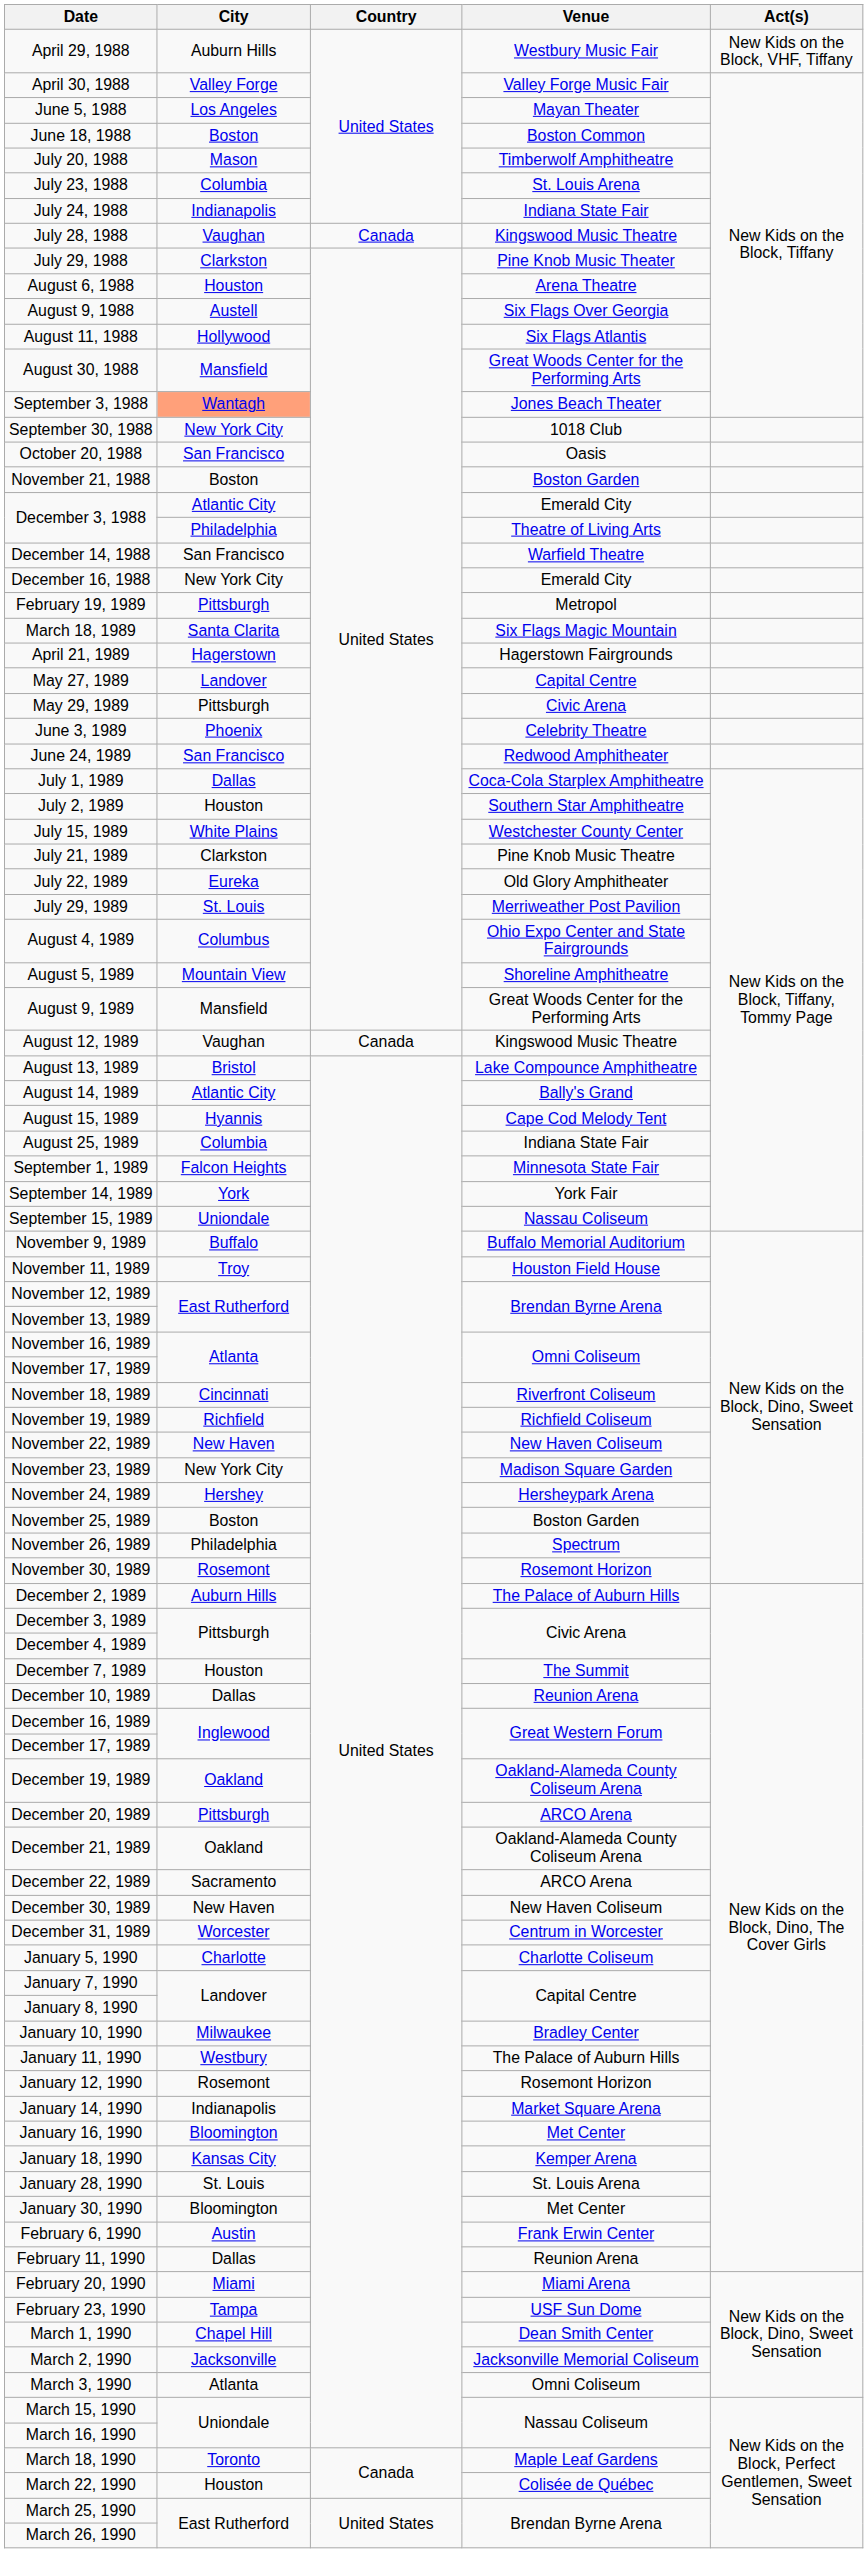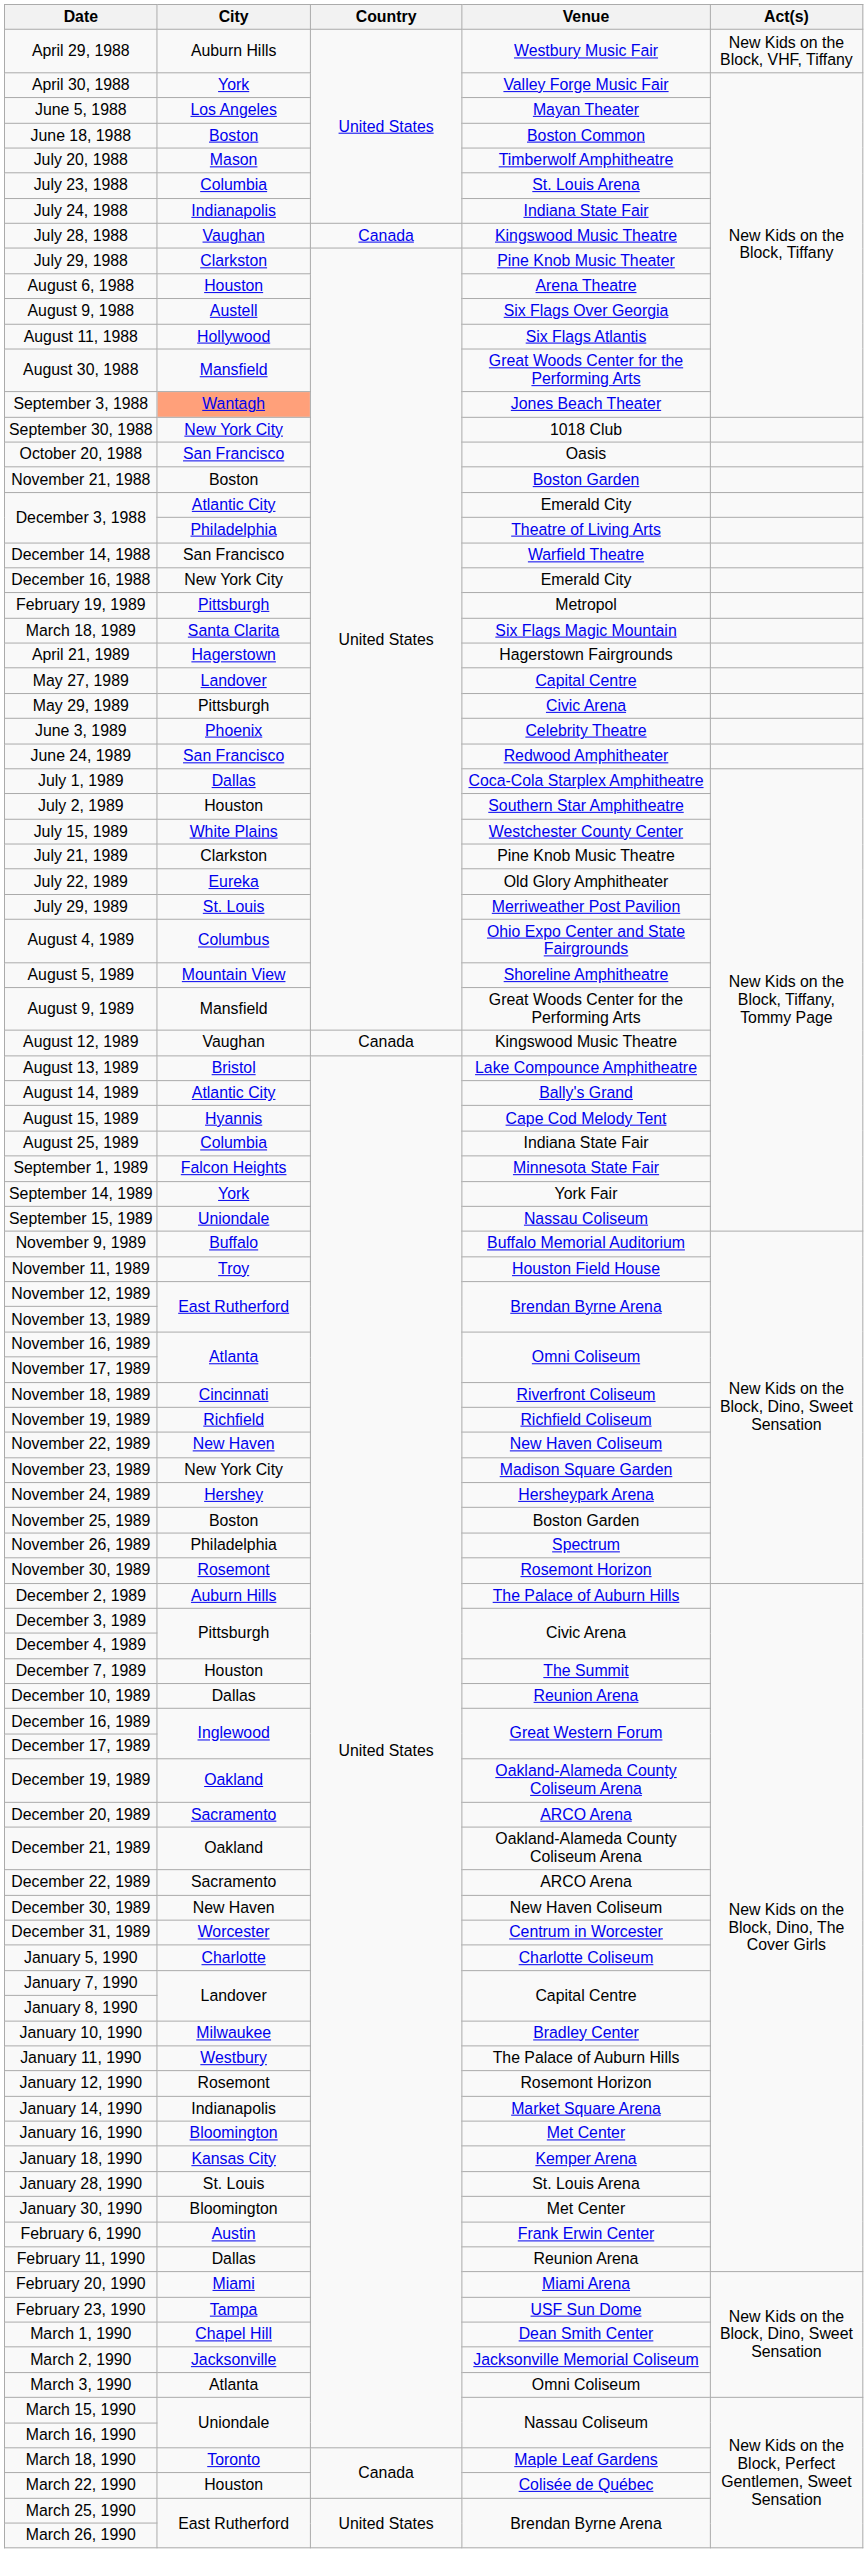(234, 85) Valley Forge -> (234, 85) York
(234, 1814) Pittsburgh -> (234, 1814) Sacramento
